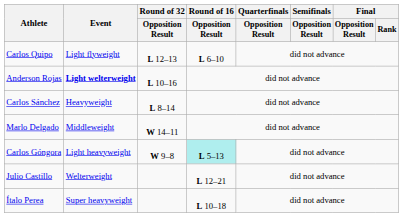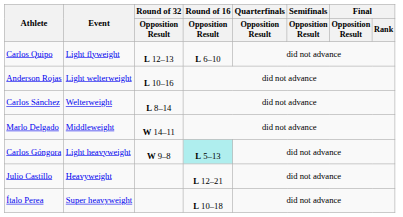(101, 78) bold -> (99, 78) normal
(89, 103) Heavyweight -> (89, 103) Welterweight
(89, 176) Welterweight -> (89, 176) Heavyweight
